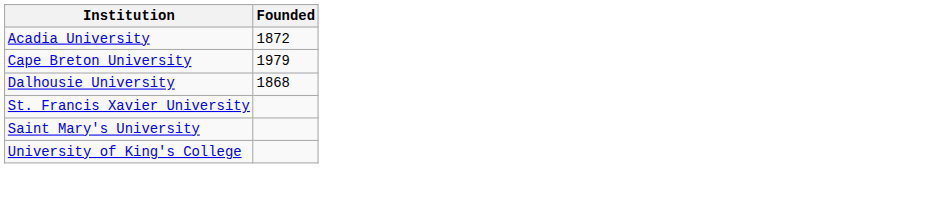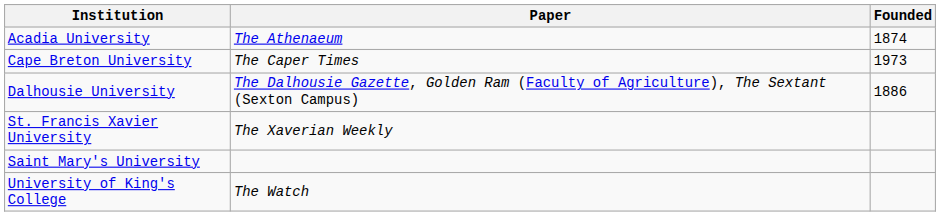+ column: (550, 16)
(273, 39) 1872 -> (890, 39) 1874
(273, 61) 1979 -> (890, 61) 1973
(273, 84) 1868 -> (890, 92) 1886
